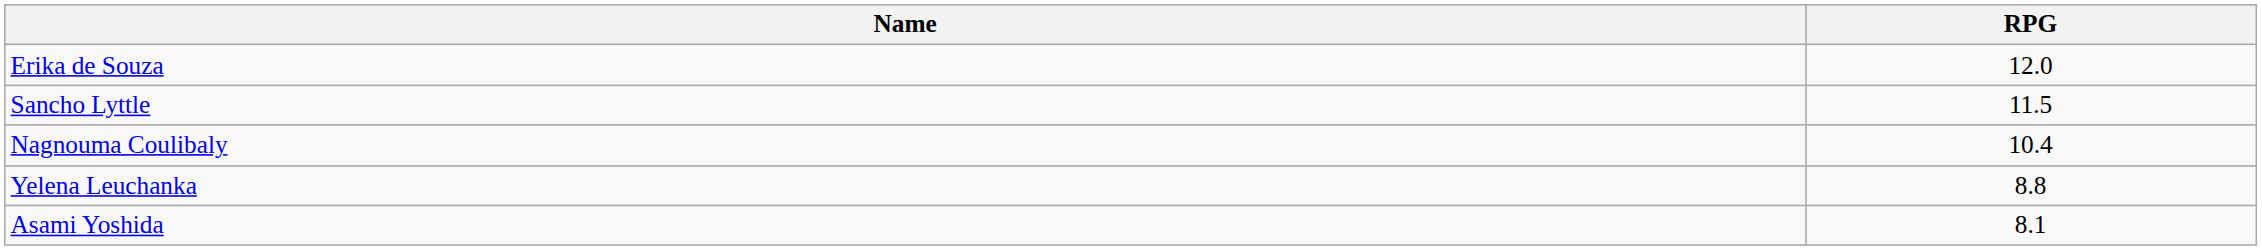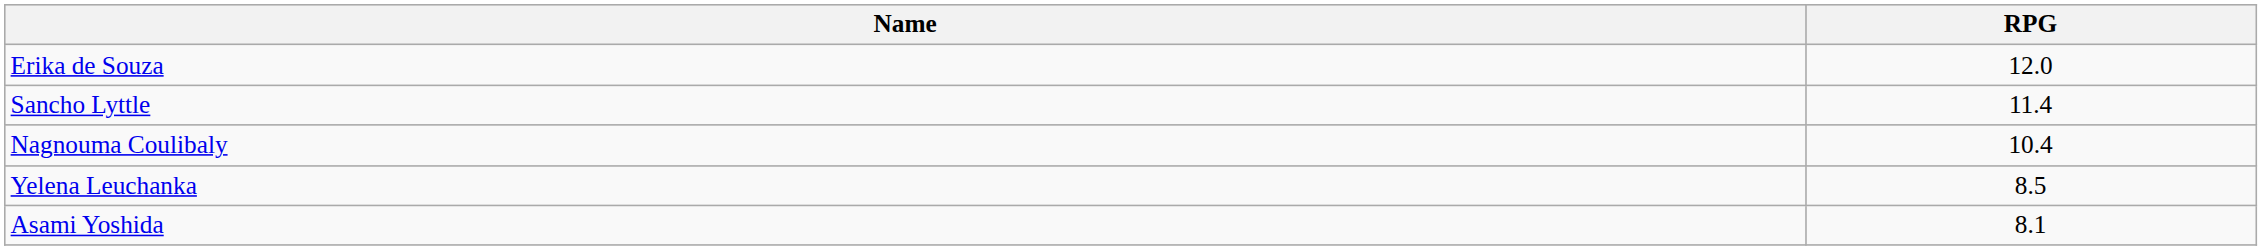(2031, 104) 11.5 -> (2031, 104) 11.4
(2031, 184) 8.8 -> (2031, 184) 8.5
